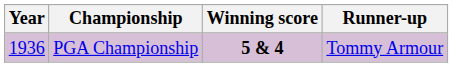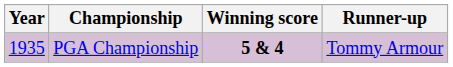(27, 47) 1936 -> (27, 47) 1935
